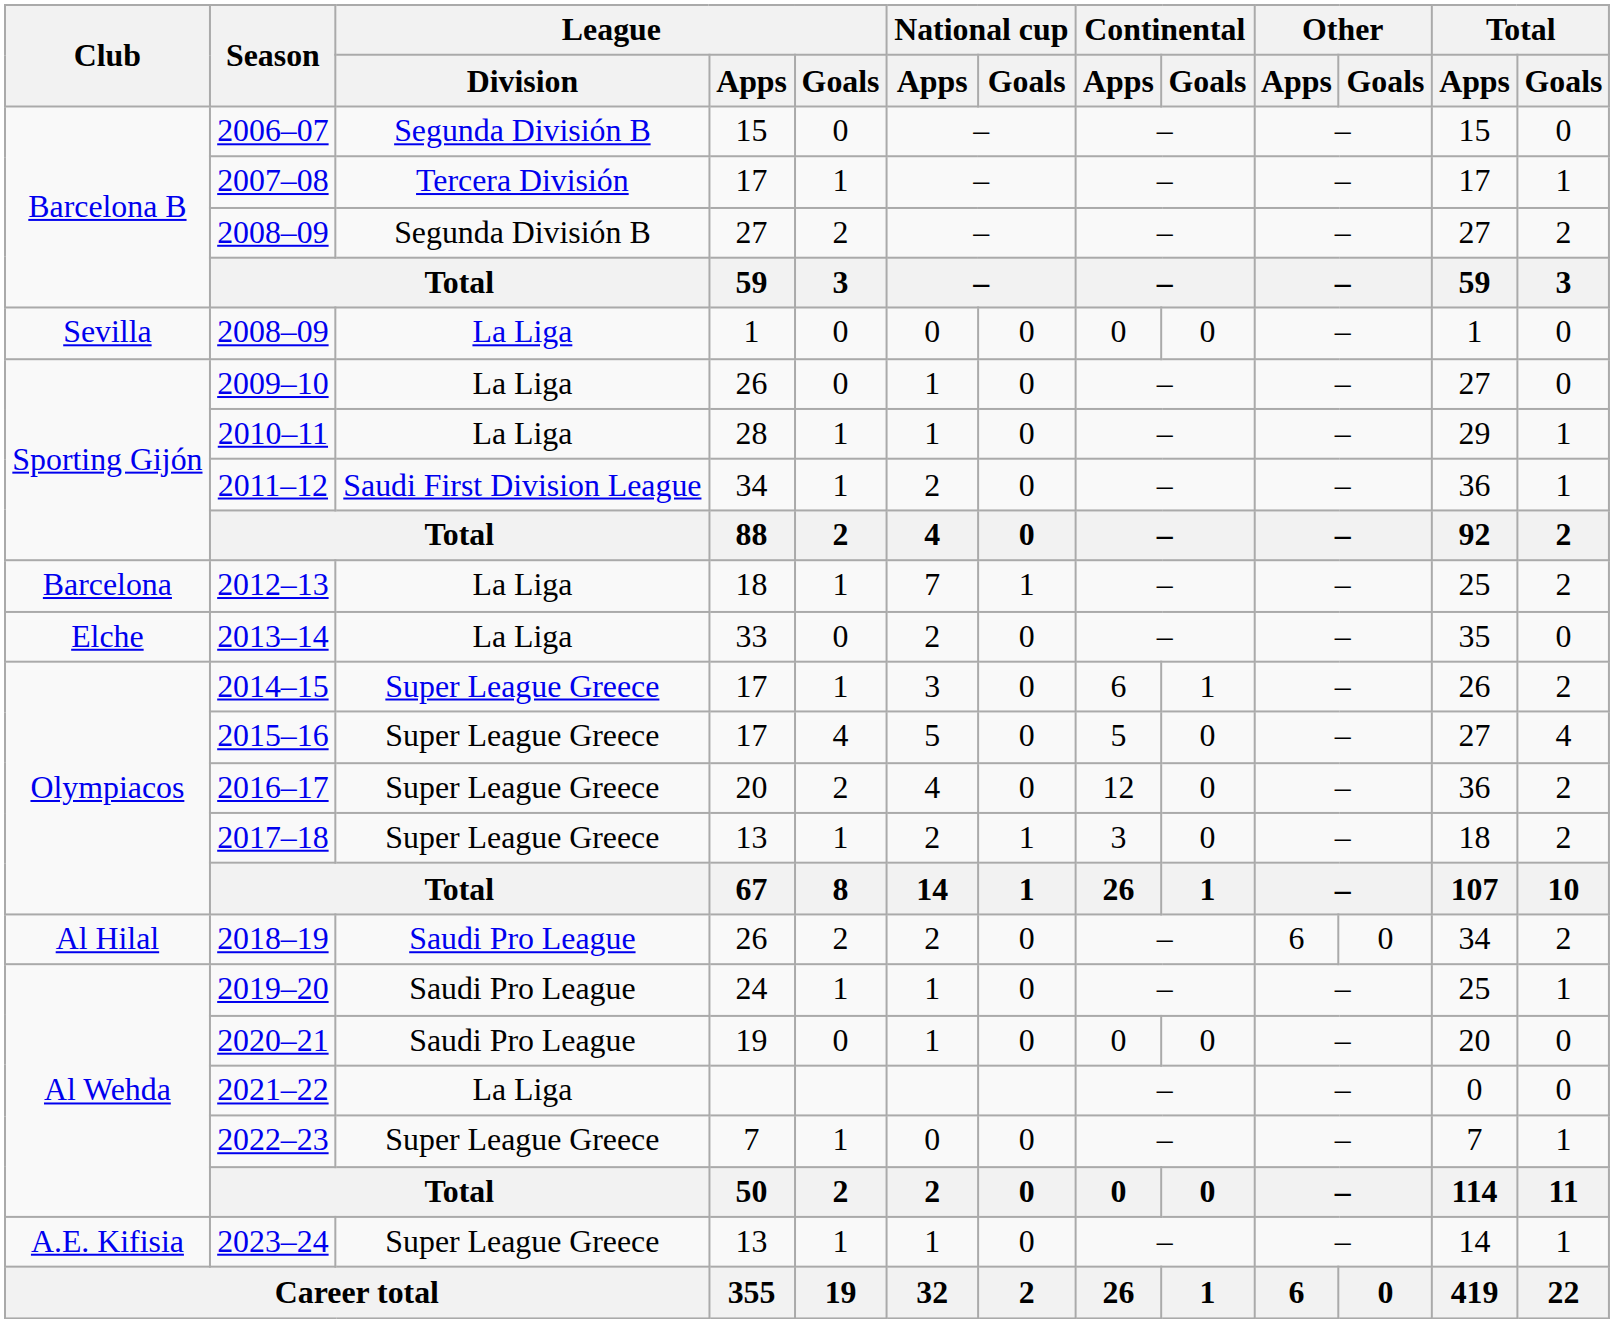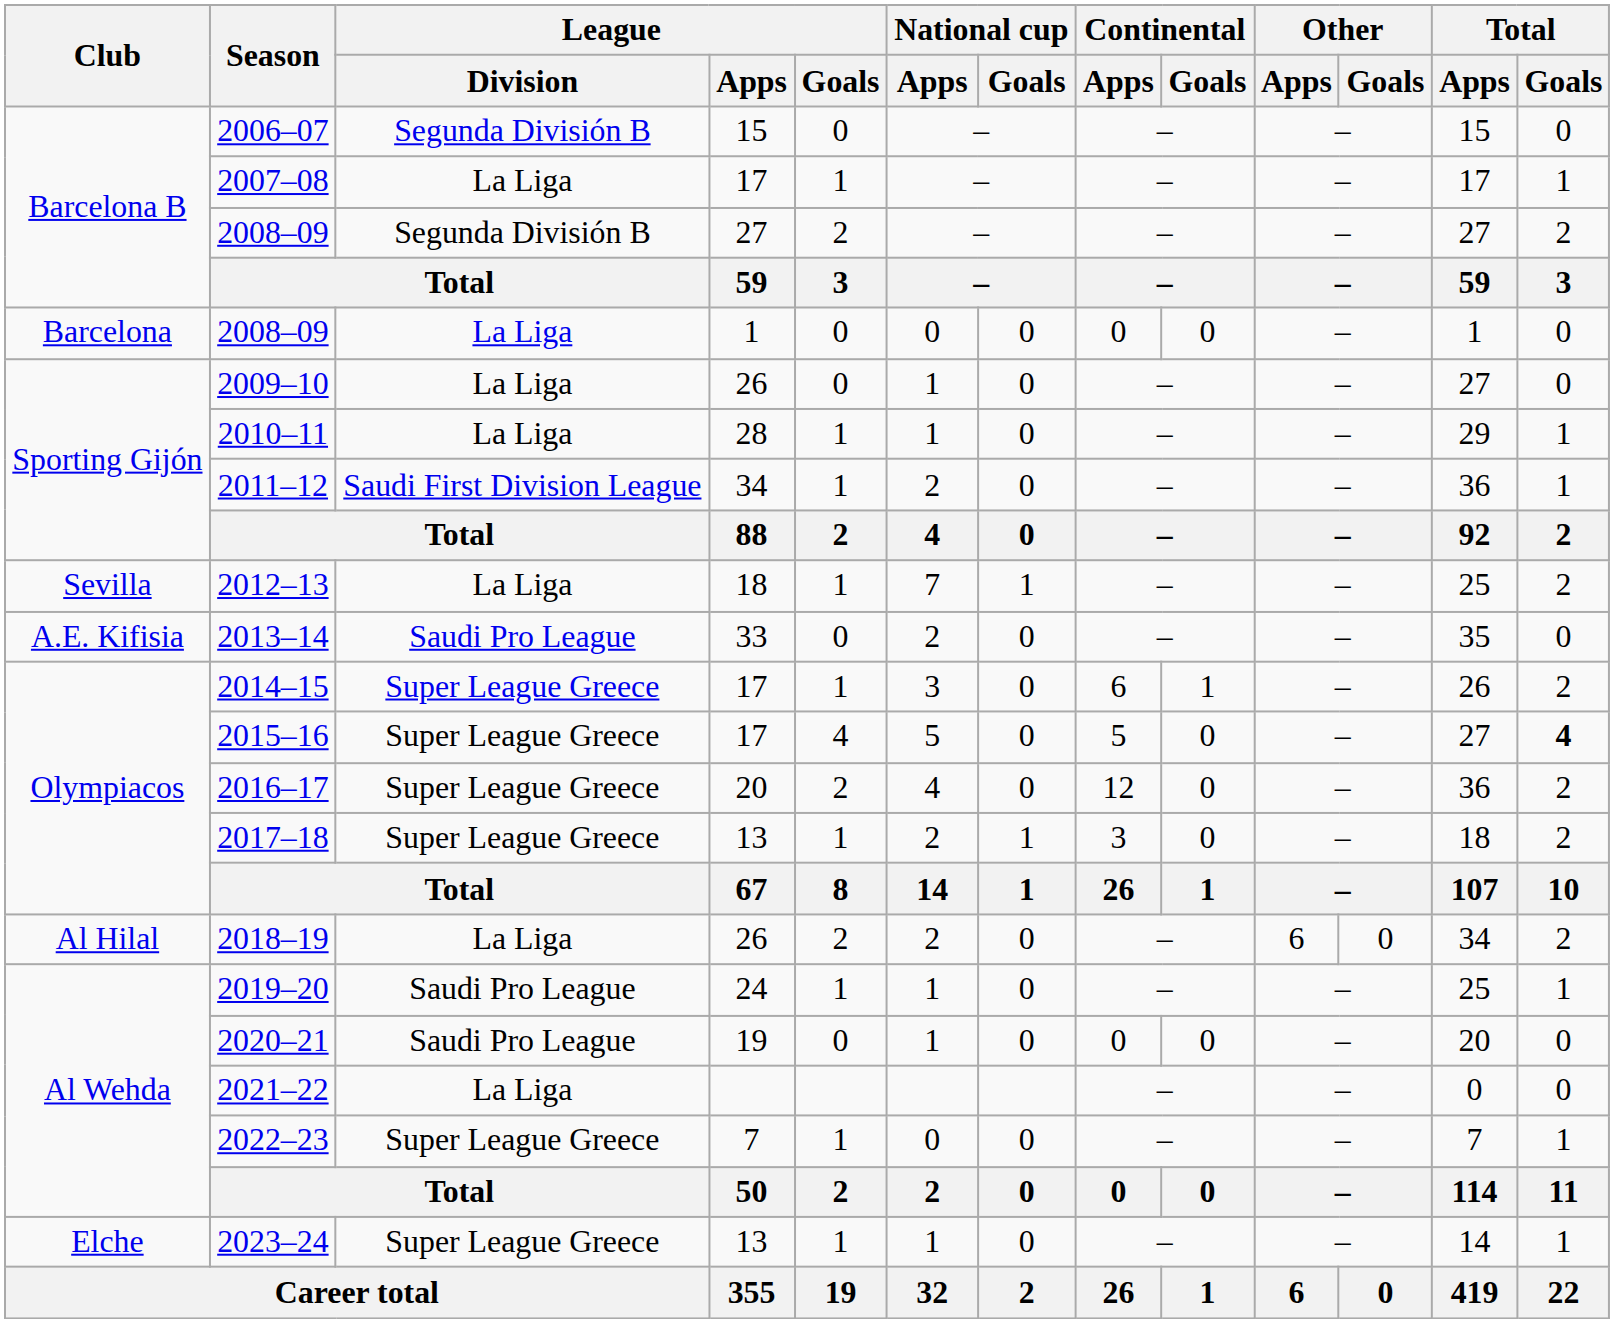(522, 181) Tercera División -> (522, 181) La Liga
(107, 332) Sevilla -> (107, 332) Barcelona
(107, 585) Barcelona -> (107, 585) Sevilla
(107, 635) Elche -> (107, 635) A.E. Kifisia
(522, 635) La Liga -> (522, 635) Saudi Pro League
(1564, 736) normal -> (1564, 736) bold
(522, 938) Saudi Pro League -> (522, 938) La Liga
(107, 1241) A.E. Kifisia -> (107, 1241) Elche
